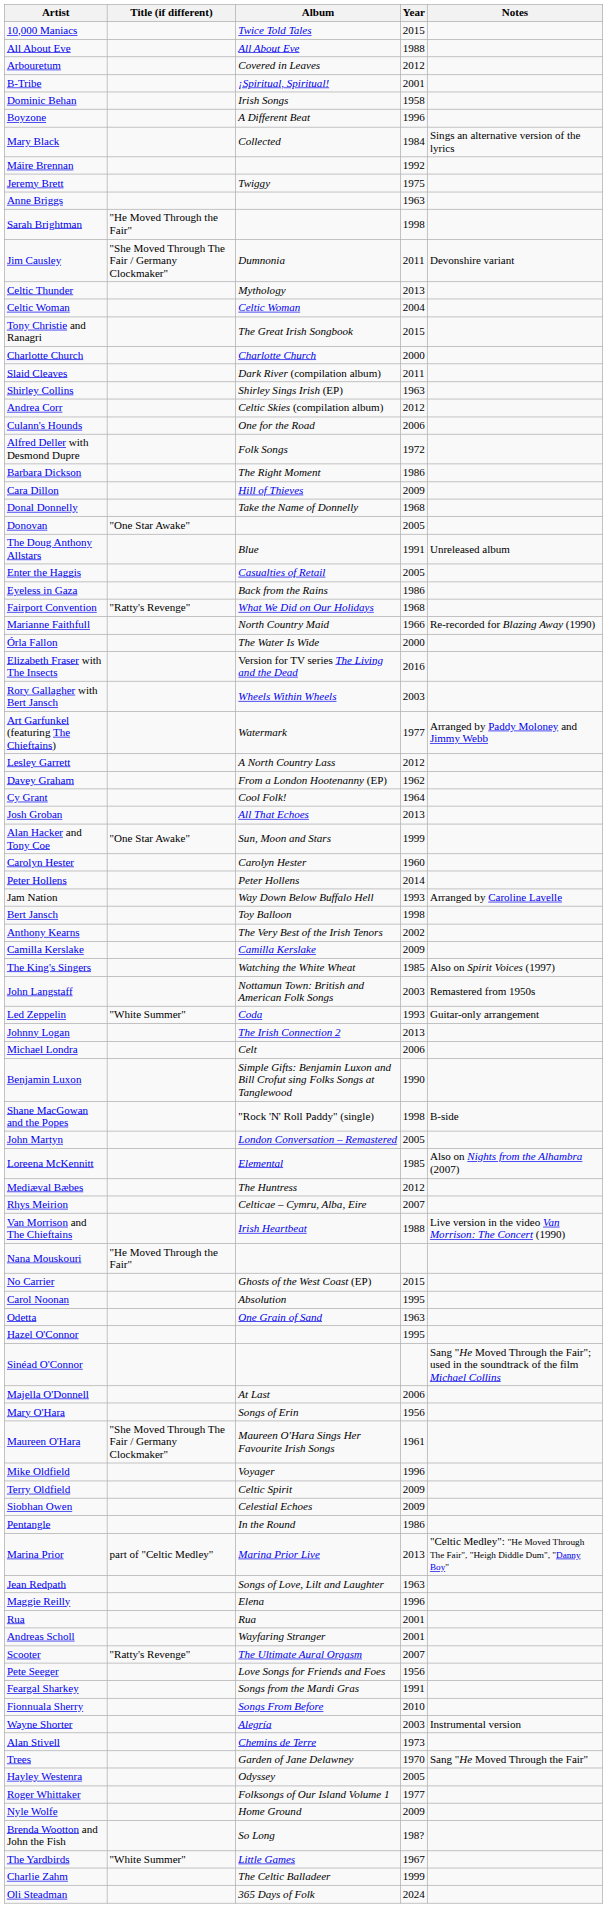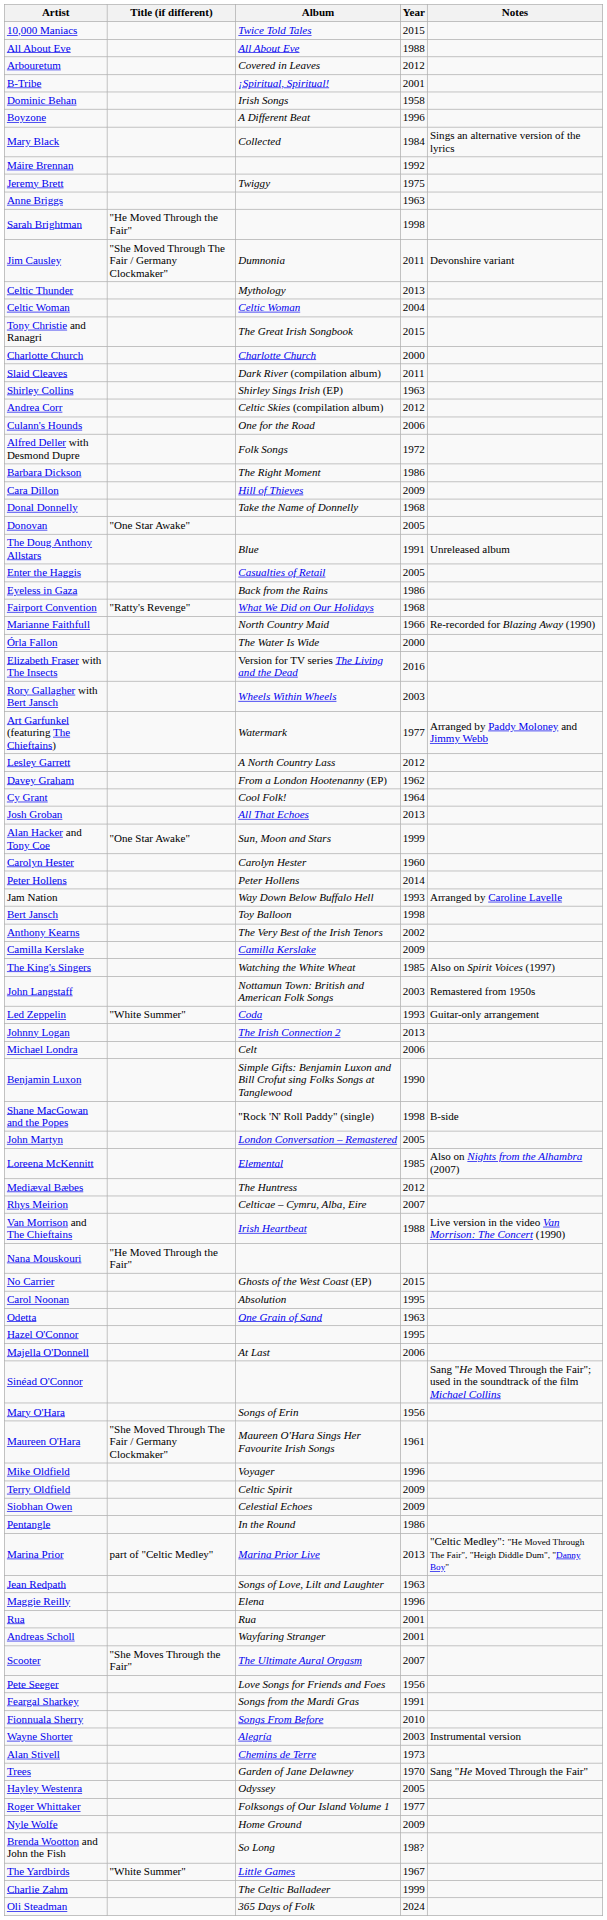rows swapped: (45, 1364) <-> (48, 1394)
(150, 1654) "Ratty's Revenge" -> (165, 1660) "She Moves Through the Fair"
